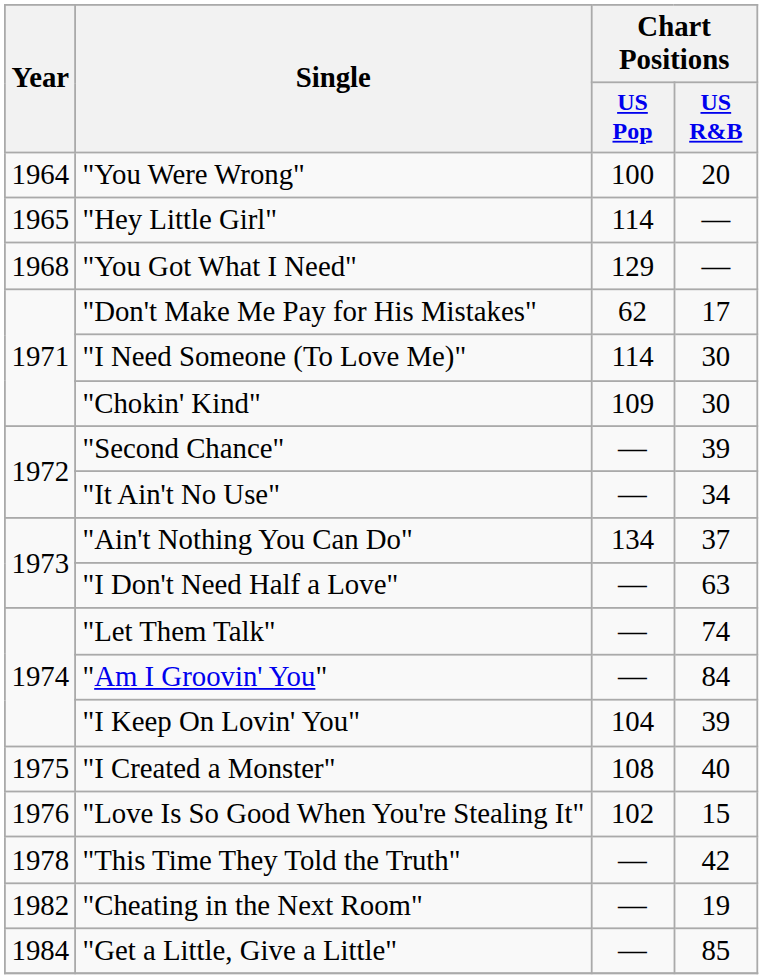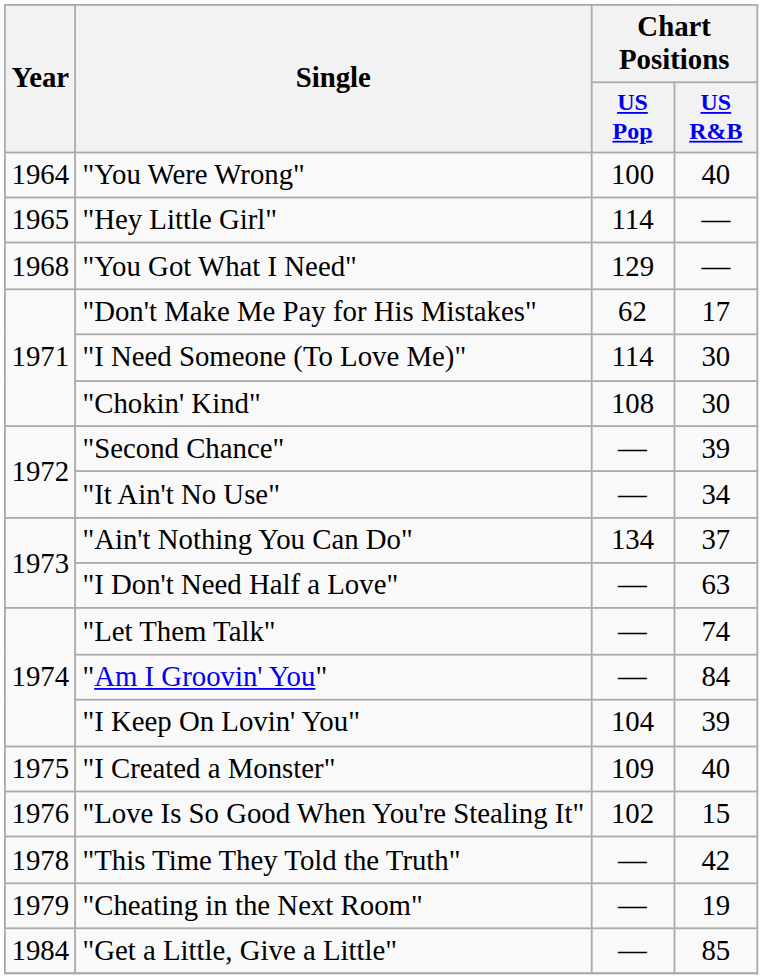(716, 174) 20 -> (716, 174) 40
(632, 402) 109 -> (632, 402) 108
(632, 768) 108 -> (632, 768) 109
(40, 905) 1982 -> (40, 905) 1979
